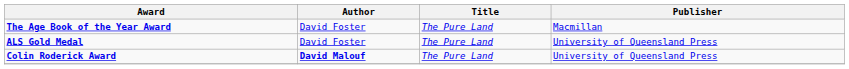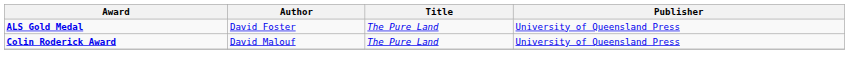- row: (89, 27)
(333, 56) bold -> (263, 41) normal
